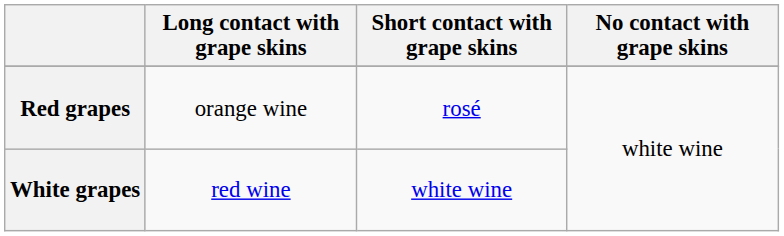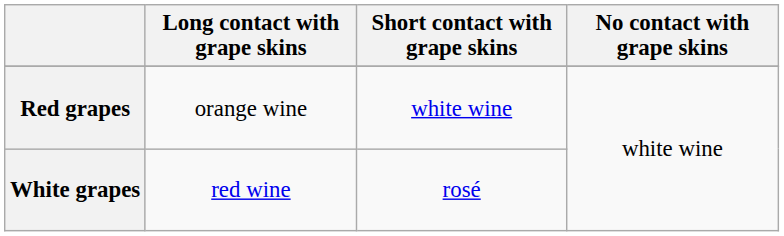(462, 107) rosé -> (462, 107) white wine
(462, 189) white wine -> (462, 189) rosé
